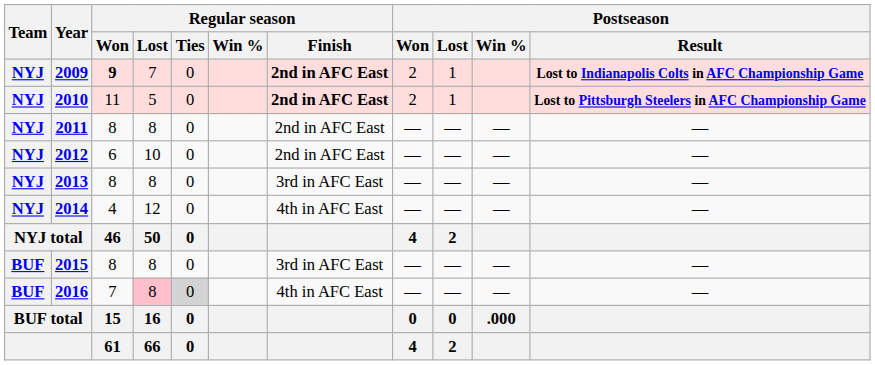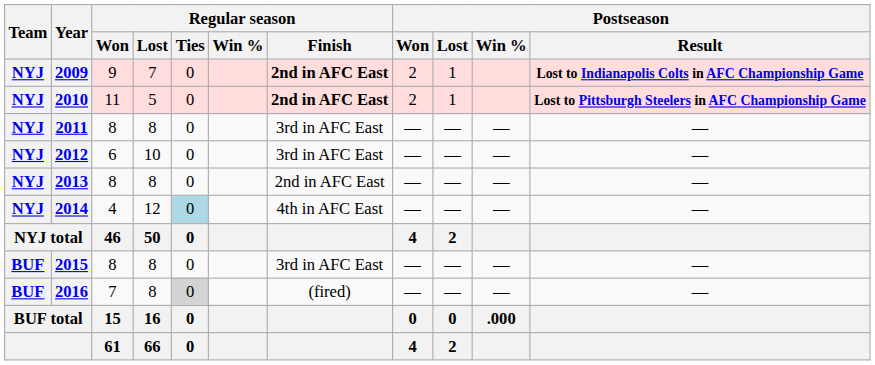(112, 72) bold -> (112, 72) normal
(330, 127) 2nd in AFC East -> (330, 127) 3rd in AFC East
(330, 154) 2nd in AFC East -> (330, 154) 3rd in AFC East
(330, 182) 3rd in AFC East -> (330, 182) 2nd in AFC East
(190, 209) no background -> (190, 209) lightblue background
(152, 291) pink background -> (152, 291) no background
(330, 291) 4th in AFC East -> (330, 291) (fired)
